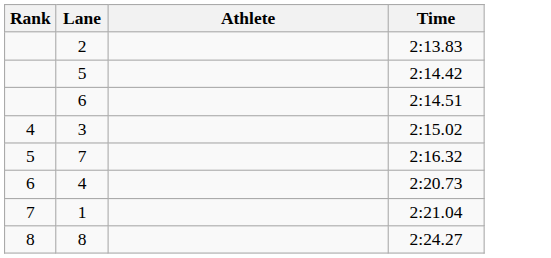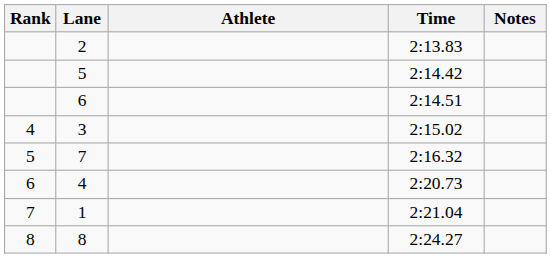+ column: (515, 18)
